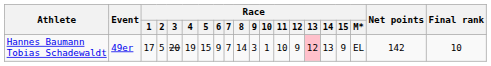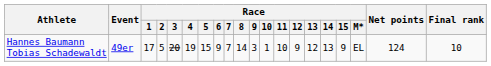(312, 47) pink background -> (312, 47) no background
(396, 47) 142 -> (396, 47) 124
